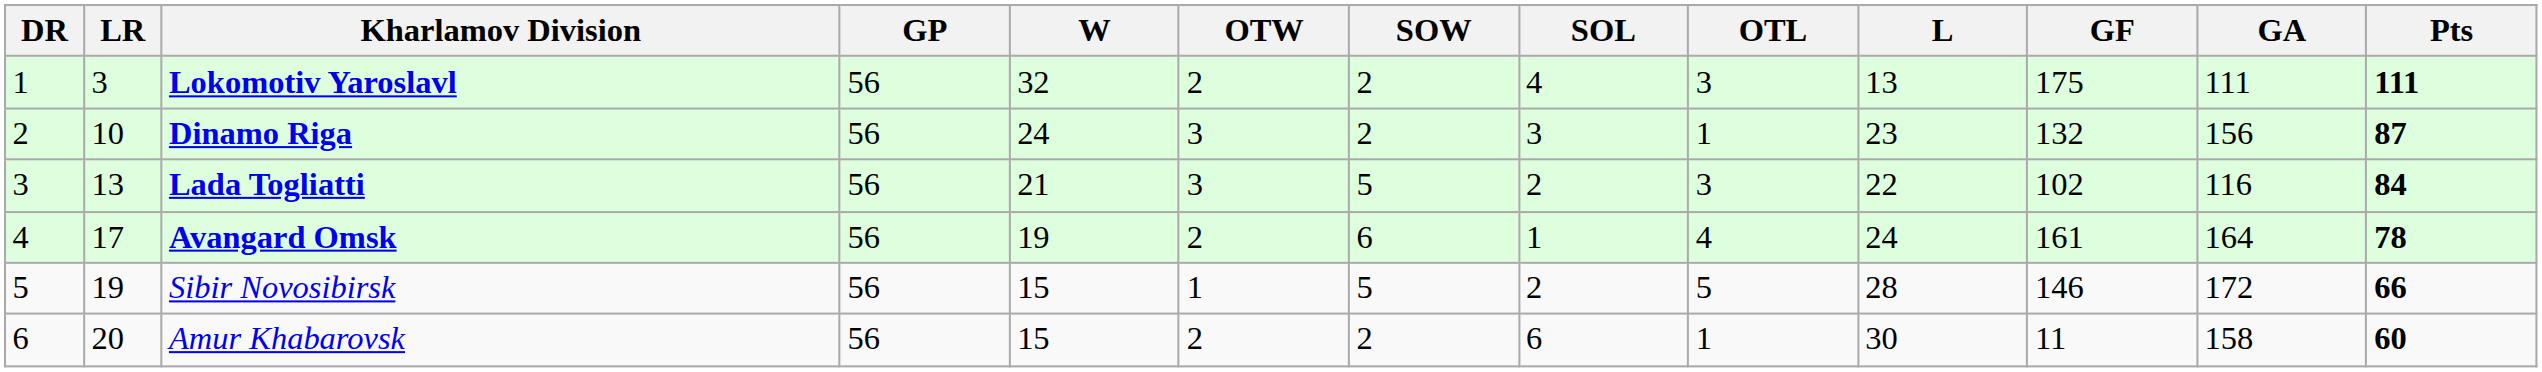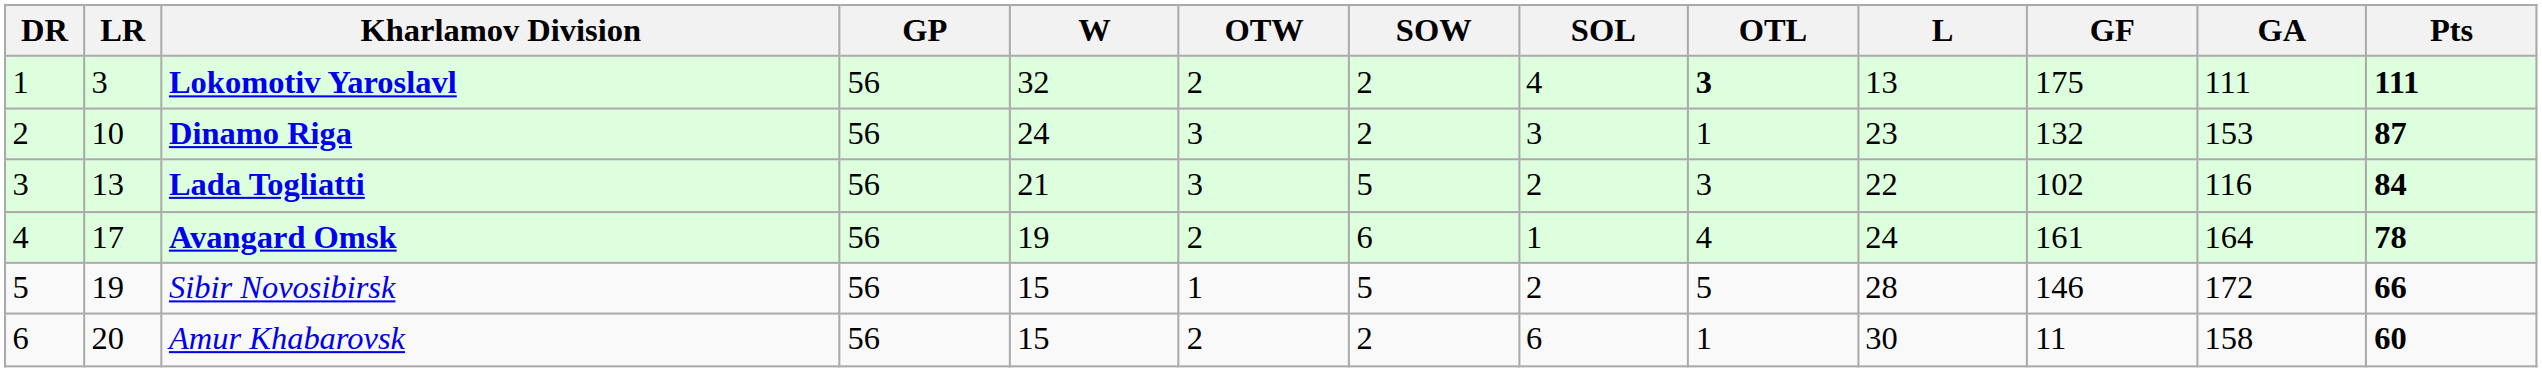(1704, 81) normal -> (1704, 81) bold
(2229, 133) 156 -> (2229, 133) 153
